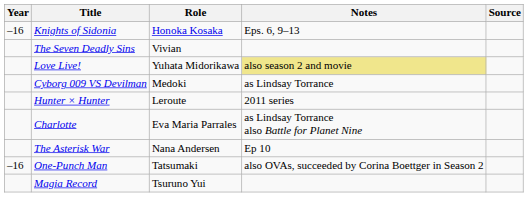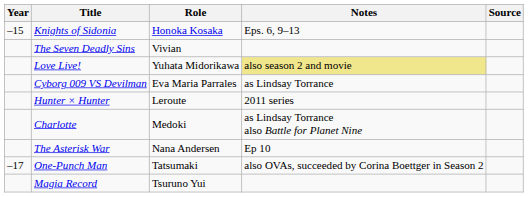(15, 30) –16 -> (15, 30) –15
(169, 83) Medoki -> (194, 83) Eva Maria Parrales
(194, 124) Eva Maria Parrales -> (169, 124) Medoki
(15, 165) –16 -> (15, 165) –17
